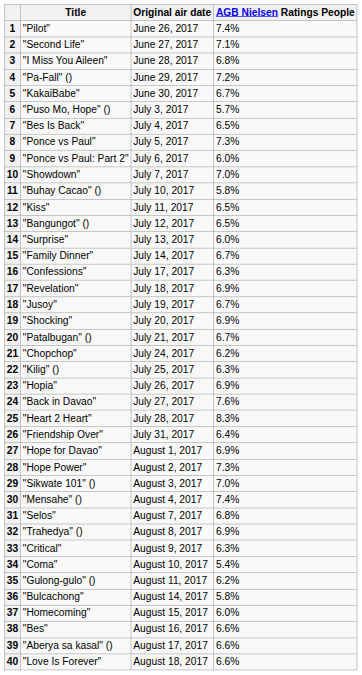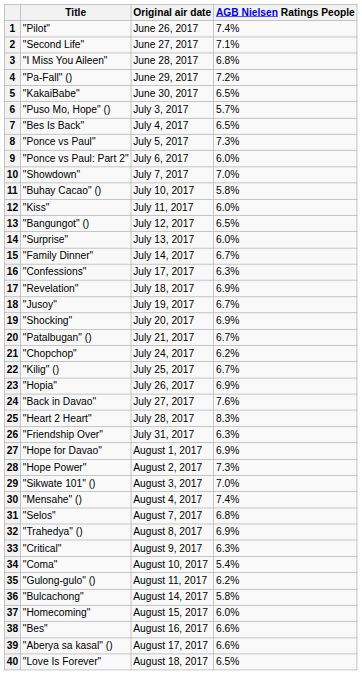(228, 93) 6.7% -> (228, 93) 6.5%
(228, 207) 6.5% -> (228, 207) 6.0%
(228, 369) 6.3% -> (228, 369) 6.7%
(228, 434) 6.4% -> (228, 434) 6.3%
(228, 662) 6.6% -> (228, 662) 6.5%
